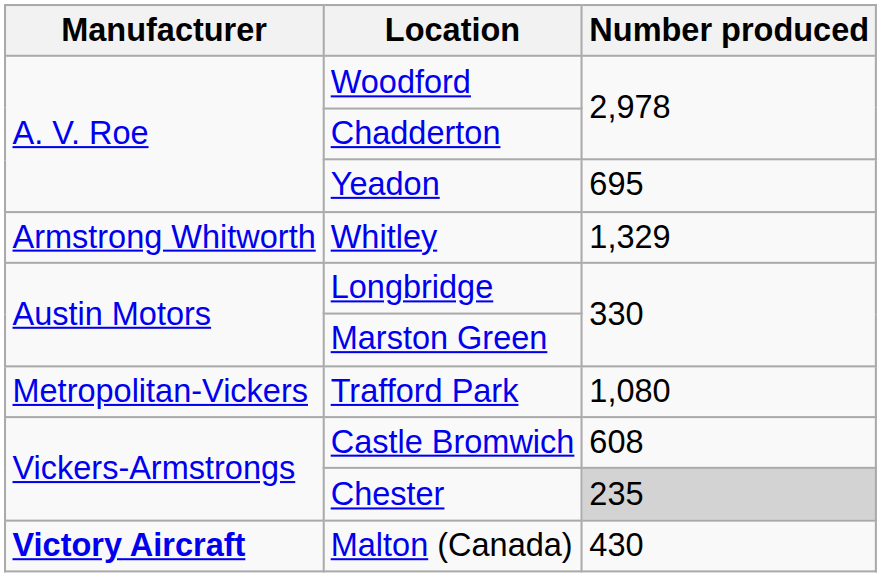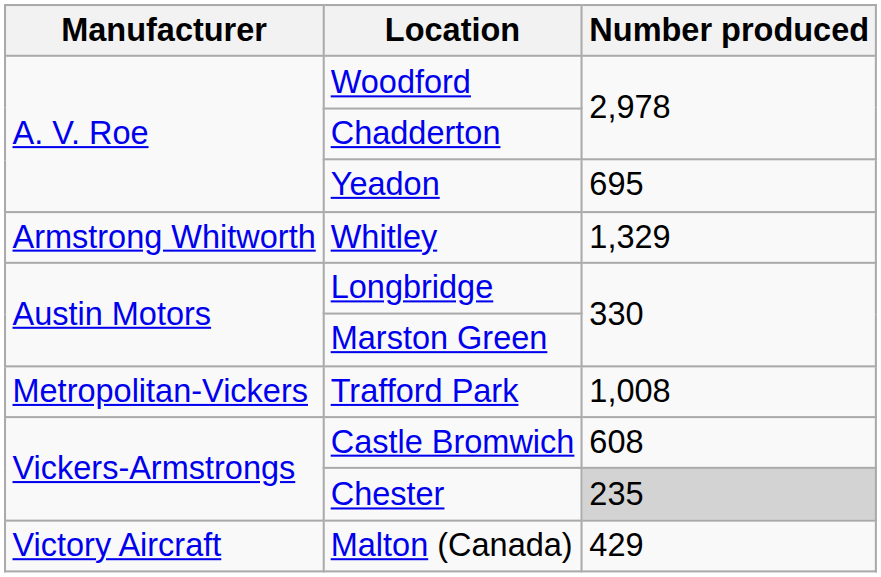(630, 390) 1,080 -> (630, 390) 1,008
(129, 545) bold -> (117, 545) normal
(616, 545) 430 -> (616, 545) 429
